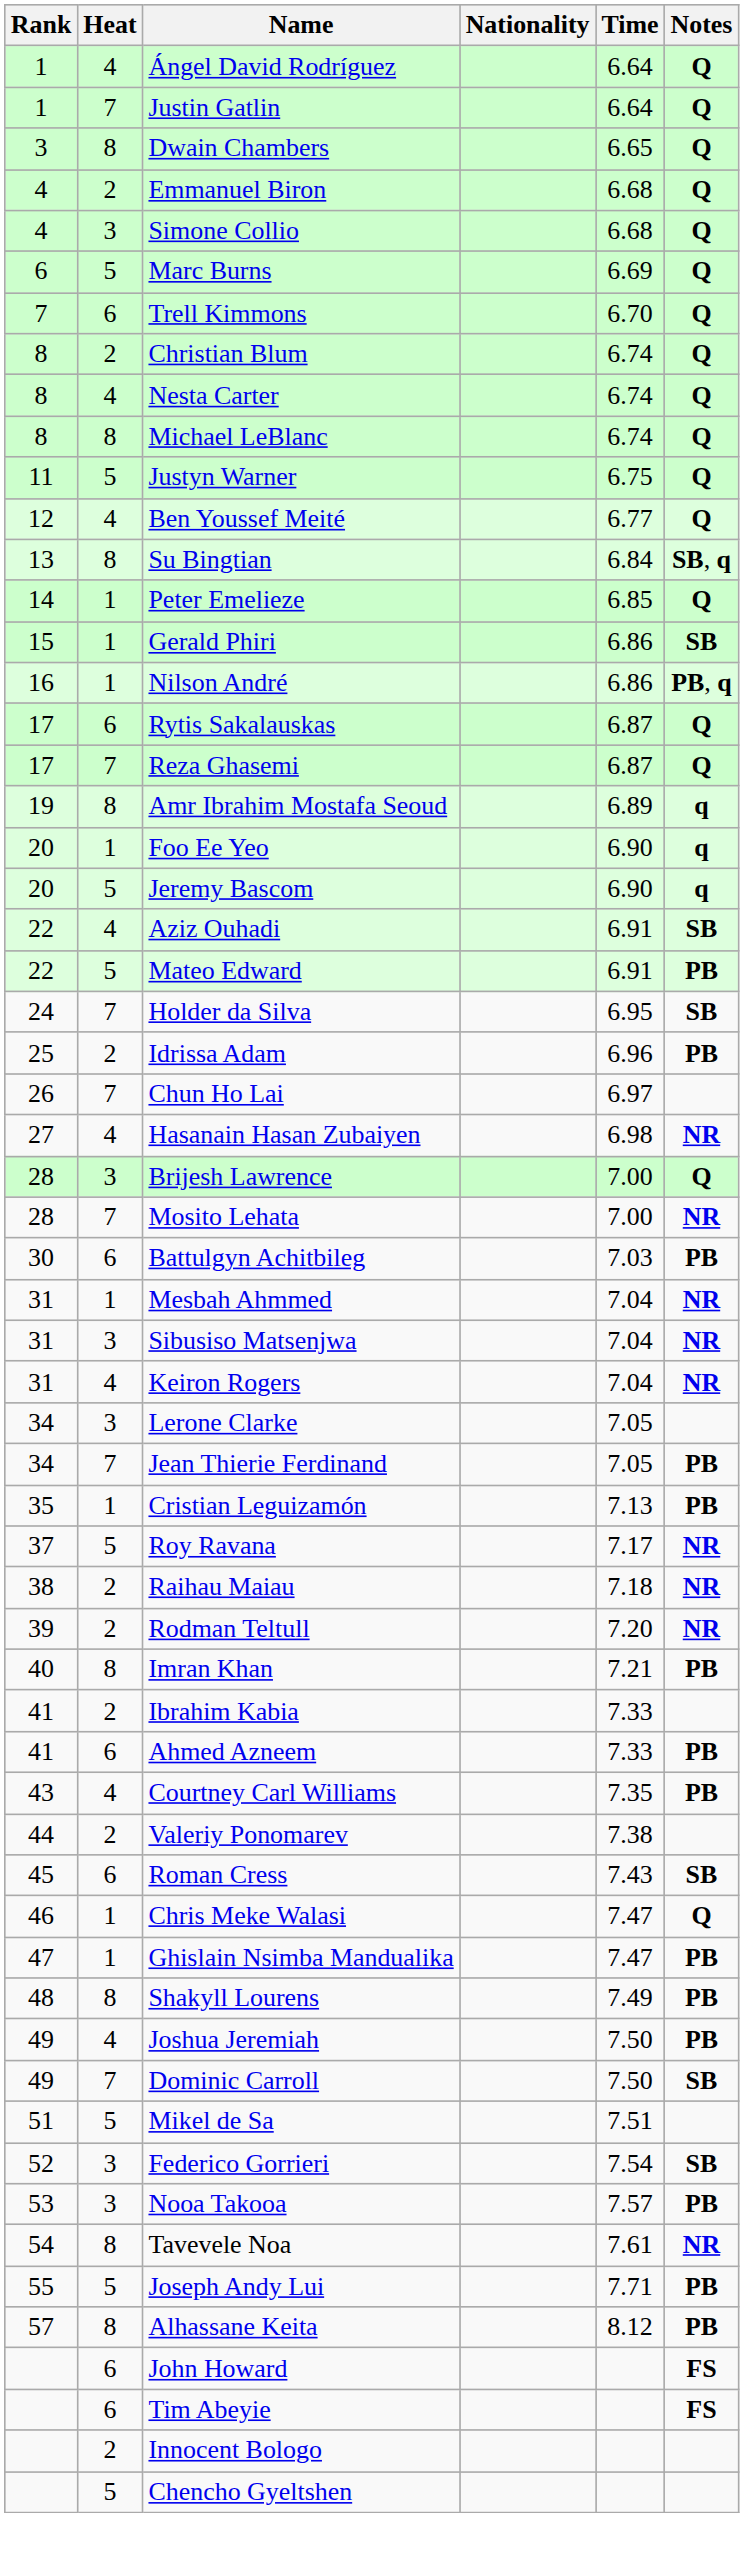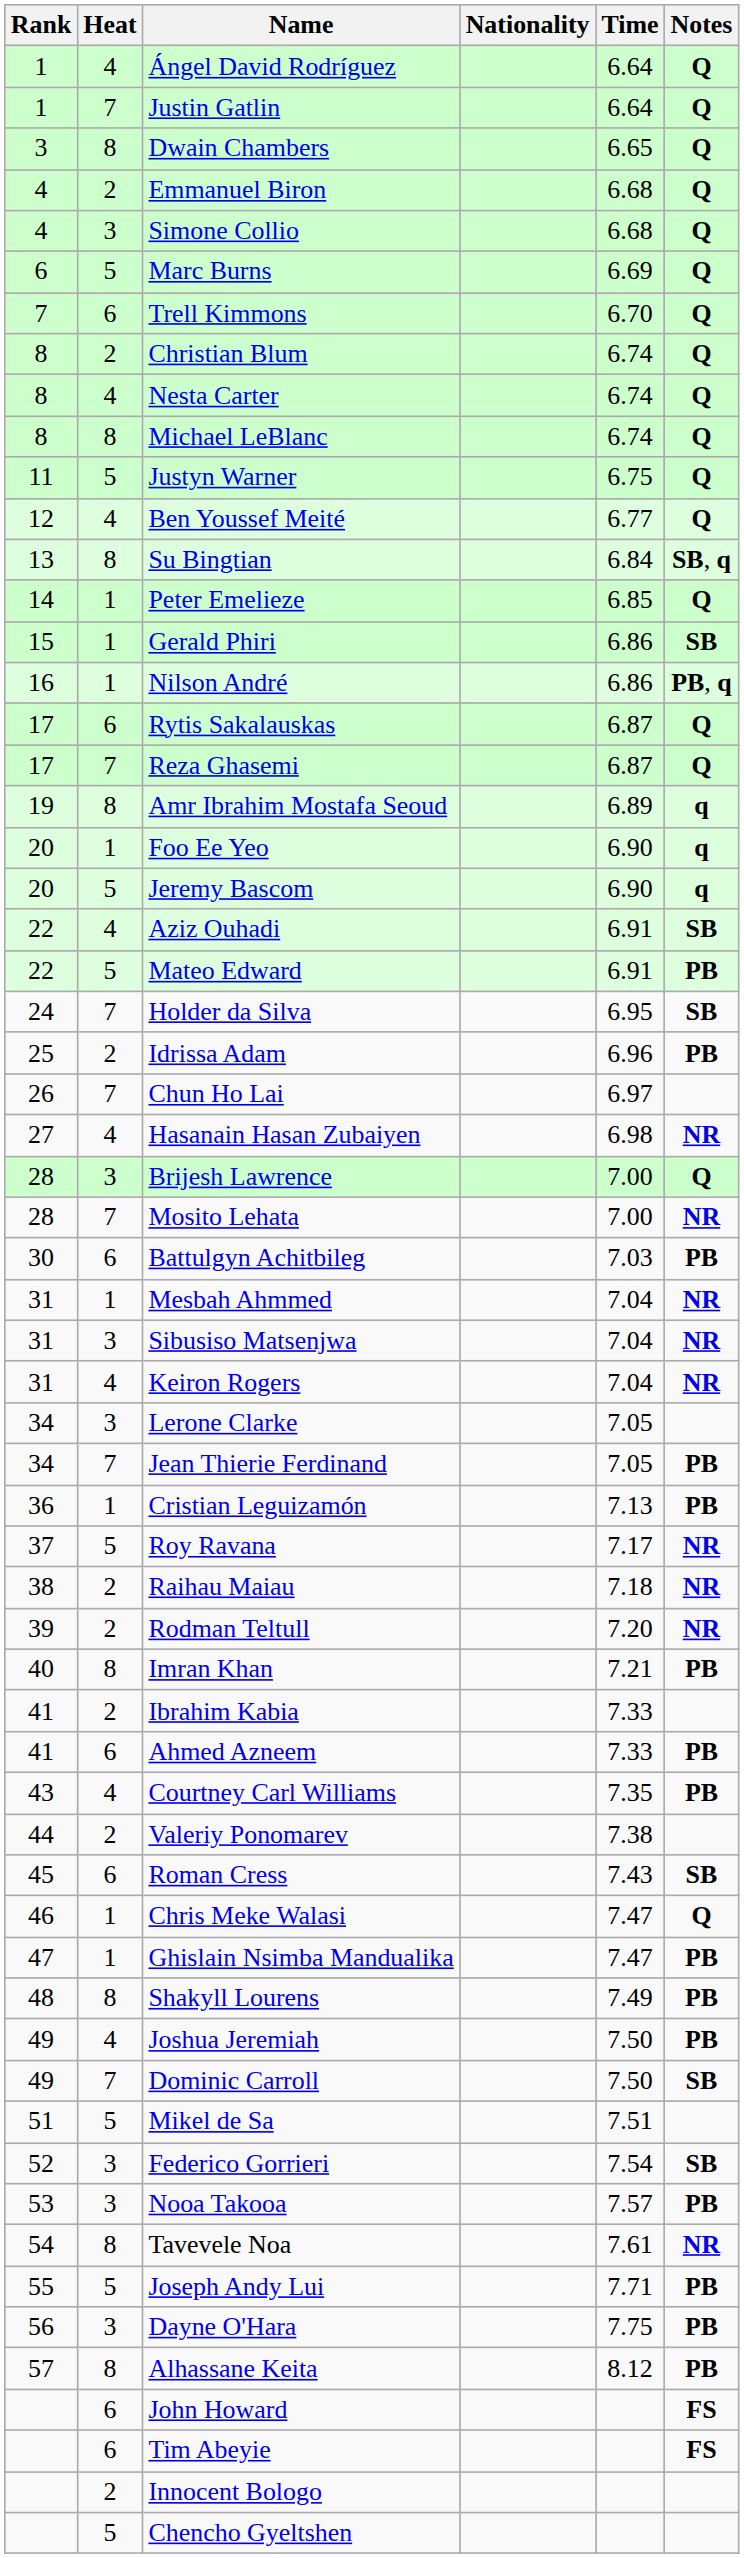(41, 1504) 35 -> (41, 1504) 36
+ row: (222, 2327)
